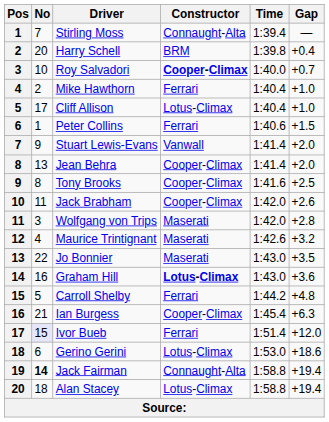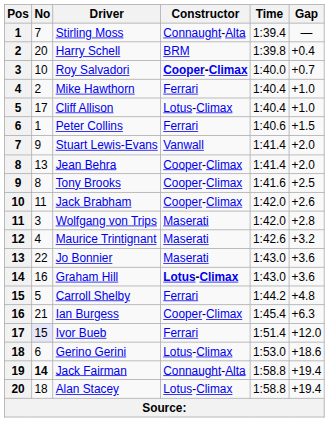(303, 258) +3.5 -> (303, 258) +3.6
